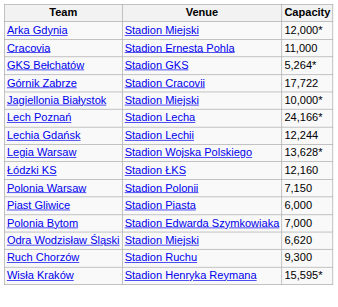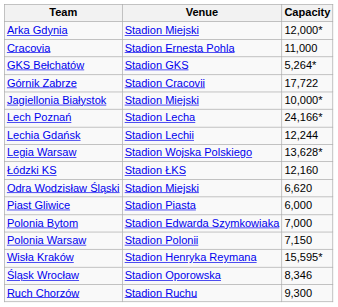rows swapped: (63, 240) <-> (47, 188)
rows swapped: (43, 258) <-> (40, 275)
+ row: (43, 275)
